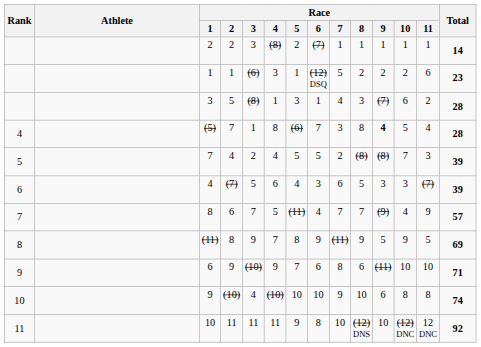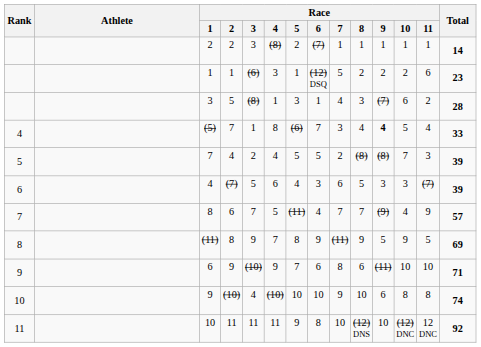(362, 134) 8 -> (362, 134) 4
(458, 134) 28 -> (458, 134) 33
